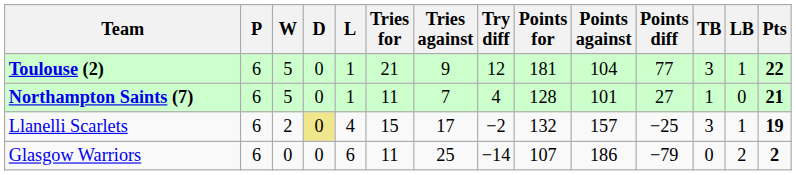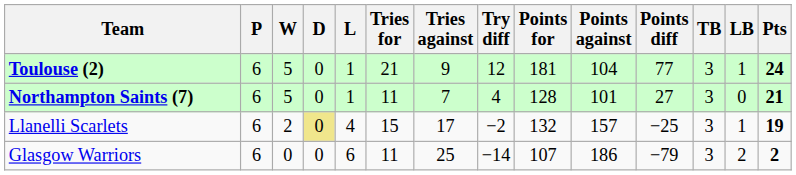(775, 68) 22 -> (775, 68) 24
(709, 97) 1 -> (709, 97) 3
(709, 155) 0 -> (709, 155) 3
